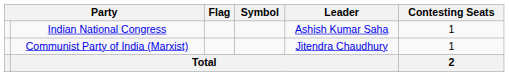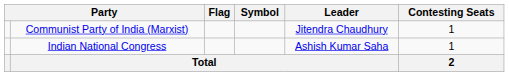rows swapped: (107, 46) <-> (107, 29)
